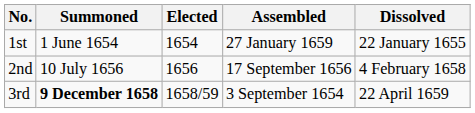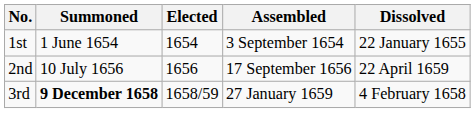(279, 42) 27 January 1659 -> (285, 42) 3 September 1654
(412, 68) 4 February 1658 -> (404, 68) 22 April 1659
(285, 94) 3 September 1654 -> (279, 94) 27 January 1659
(404, 94) 22 April 1659 -> (412, 94) 4 February 1658
